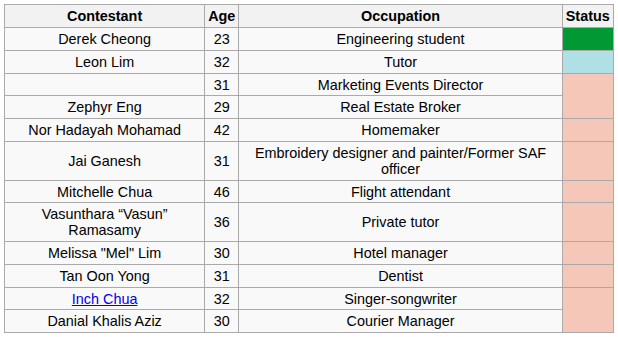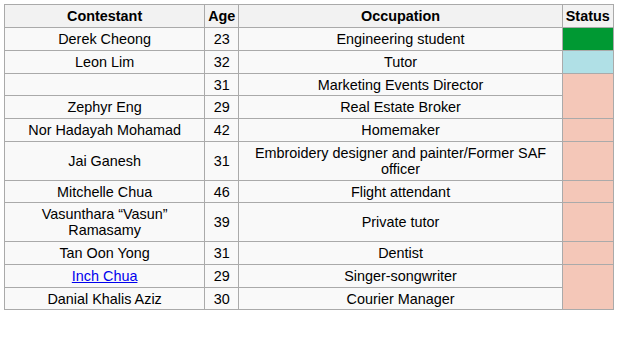(222, 222) 36 -> (222, 222) 39
- row: (105, 253)
(222, 299) 32 -> (222, 276) 29
